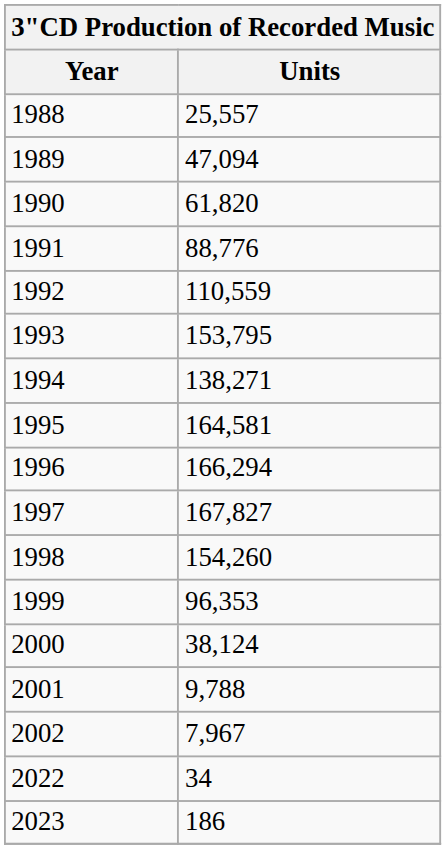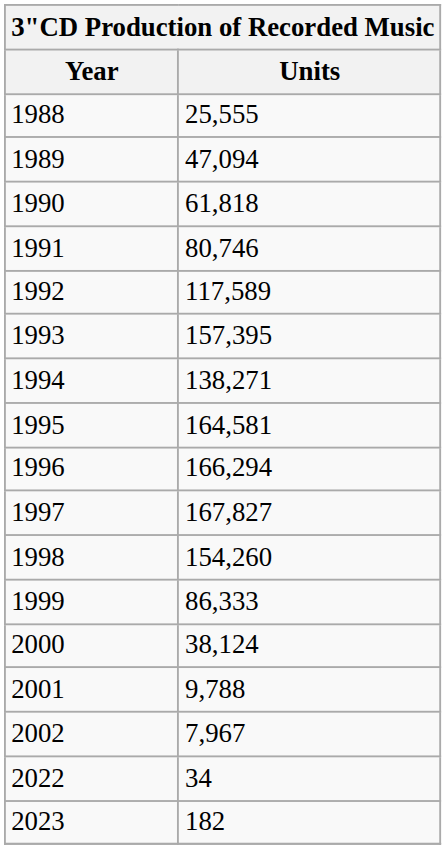(222, 115) 25,557 -> (222, 115) 25,555
(222, 203) 61,820 -> (222, 203) 61,818
(222, 247) 88,776 -> (222, 247) 80,746
(228, 292) 110,559 -> (228, 292) 117,589
(229, 336) 153,795 -> (229, 336) 157,395
(222, 601) 96,353 -> (222, 601) 86,333
(205, 822) 186 -> (205, 822) 182
